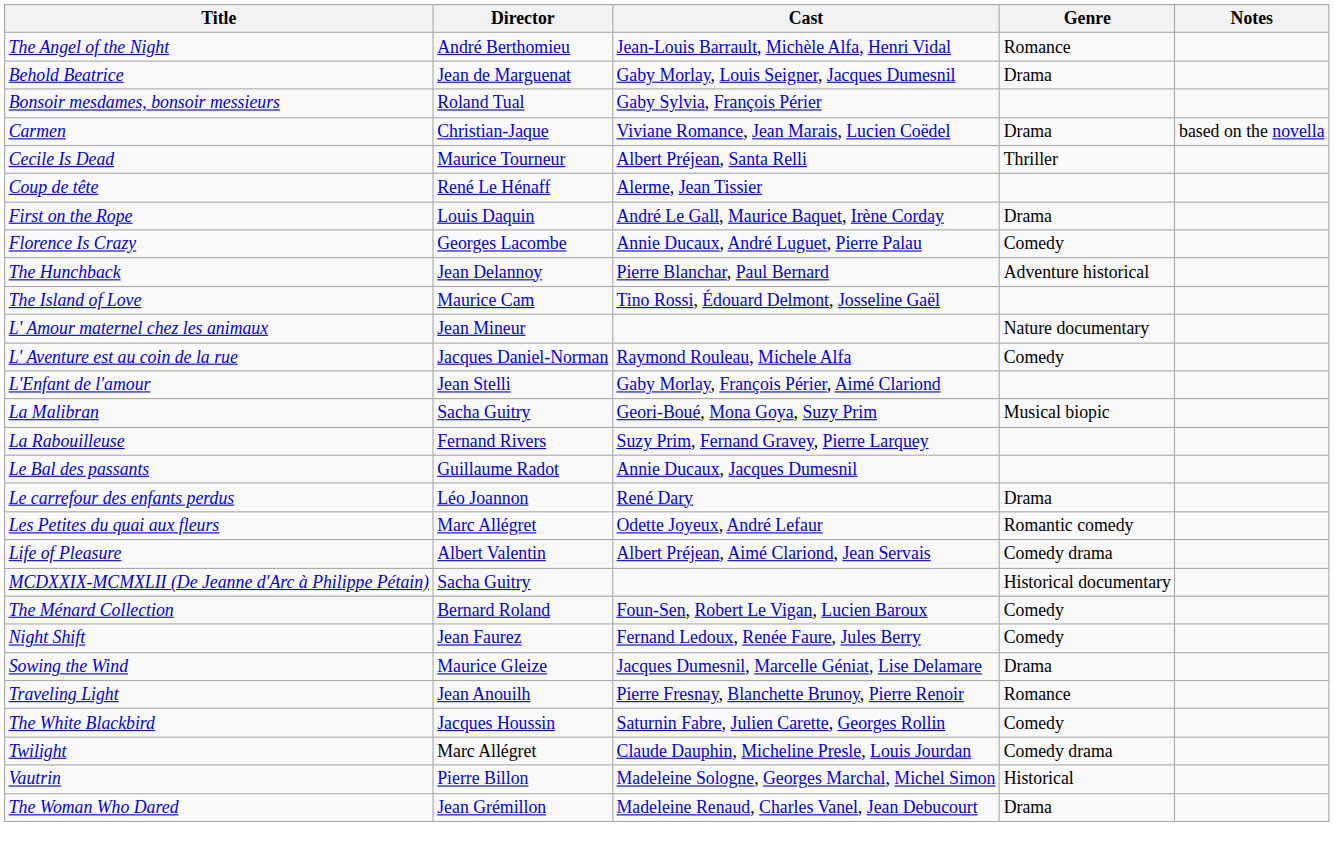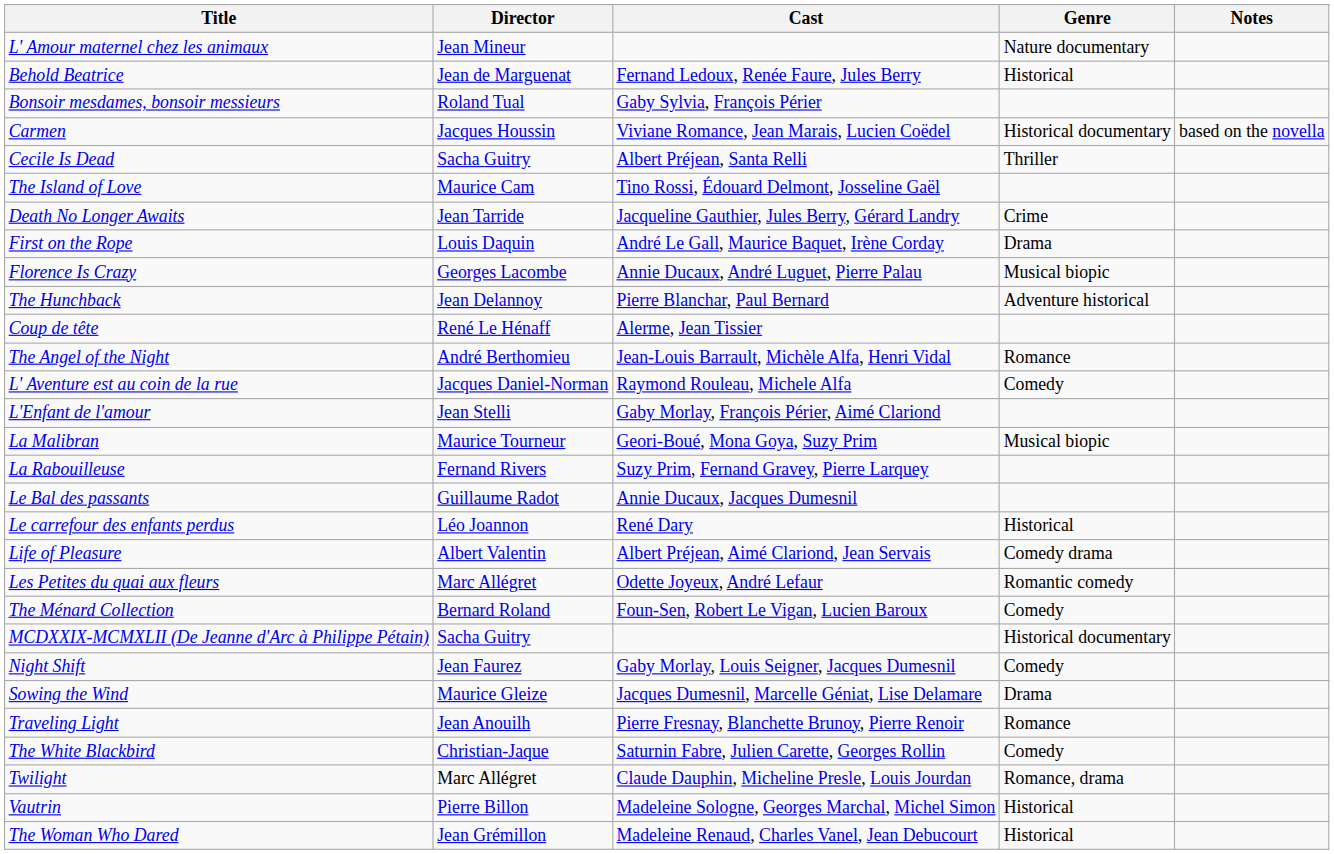rows swapped: (89, 46) <-> (138, 328)
(786, 74) Gaby Morlay, Louis Seigner, Jacques Dumesnil -> (769, 74) Fernand Ledoux, Renée Faure, Jules Berry
(1028, 74) Drama -> (1039, 74) Historical
(493, 131) Christian-Jaque -> (496, 131) Jacques Houssin
(1028, 131) Drama -> (1087, 131) Historical documentary
(501, 159) Maurice Tourneur -> (484, 159) Sacha Guitry
rows swapped: (54, 187) <-> (75, 300)
+ row: (97, 215)
(1034, 243) Comedy -> (1057, 272) Musical biopic
(484, 412) Sacha Guitry -> (501, 441) Maurice Tourneur
(1028, 497) Drama -> (1039, 525) Historical
rows swapped: (65, 553) <-> (114, 525)
rows swapped: (219, 581) <-> (91, 610)
(769, 638) Fernand Ledoux, Renée Faure, Jules Berry -> (786, 666) Gaby Morlay, Louis Seigner, Jacques Dumesnil
(496, 722) Jacques Houssin -> (493, 750) Christian-Jaque
(1058, 750) Comedy drama -> (1064, 779) Romance, drama
(1028, 807) Drama -> (1039, 835) Historical
